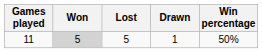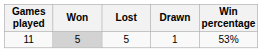(229, 39) 50% -> (229, 39) 53%
